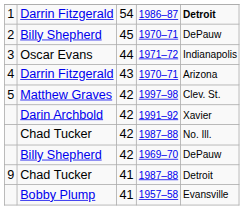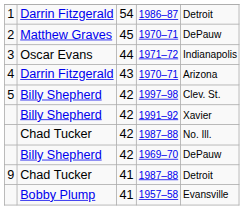(199, 14) bold -> (198, 14) normal
(61, 34) Billy Shepherd -> (66, 34) Matthew Graves
(66, 94) Matthew Graves -> (61, 94) Billy Shepherd
(62, 114) Darin Archbold -> (61, 114) Billy Shepherd
